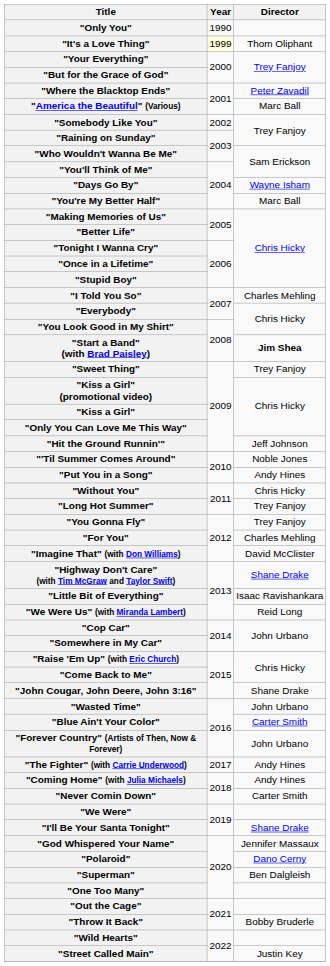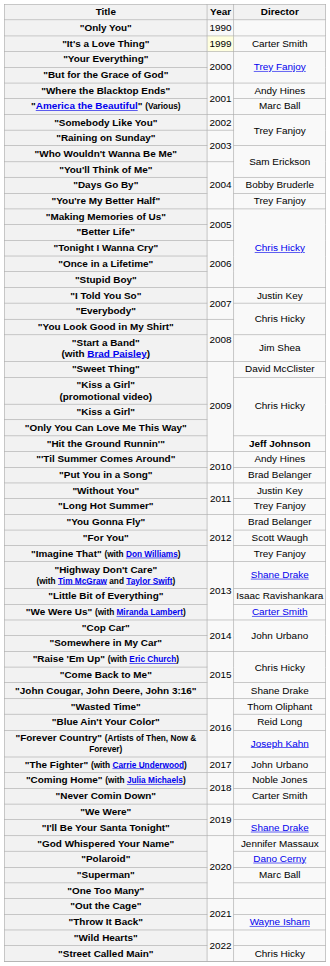(280, 43) Thom Oliphant -> (280, 43) Carter Smith
(280, 91) Peter Zavadil -> (280, 91) Andy Hines
(280, 185) Wayne Isham -> (280, 185) Bobby Bruderle
(280, 201) Marc Ball -> (280, 201) Trey Fanjoy
(280, 295) Charles Mehling -> (280, 295) Justin Key
(280, 348) bold -> (280, 348) normal
(280, 369) Trey Fanjoy -> (280, 369) David McClister
(280, 443) normal -> (280, 443) bold
(280, 459) Noble Jones -> (280, 459) Andy Hines
(280, 475) Andy Hines -> (280, 475) Brad Belanger
(280, 490) Chris Hicky -> (280, 490) Justin Key
(280, 522) Trey Fanjoy -> (280, 522) Brad Belanger
(280, 538) Charles Mehling -> (280, 538) Scott Waugh
(280, 553) David McClister -> (280, 553) Trey Fanjoy
(280, 612) Reid Long -> (280, 612) Carter Smith
(280, 706) John Urbano -> (280, 706) Thom Oliphant
(280, 722) Carter Smith -> (280, 722) Reid Long
(280, 743) John Urbano -> (280, 743) Joseph Kahn
(280, 764) Andy Hines -> (280, 764) John Urbano
(280, 780) Andy Hines -> (280, 780) Noble Jones
(280, 875) Ben Dalgleish -> (280, 875) Marc Ball
(280, 922) Bobby Bruderle -> (280, 922) Wayne Isham
(280, 953) Justin Key -> (280, 953) Chris Hicky
